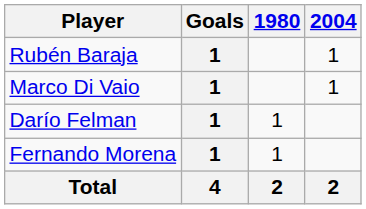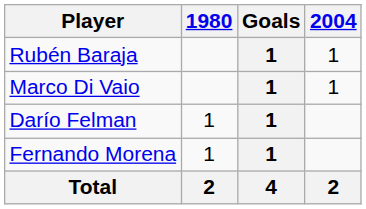columns swapped: (215, 21) <-> (277, 21)
